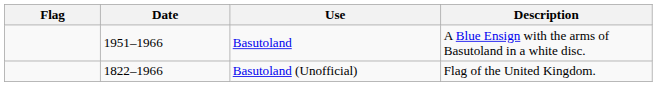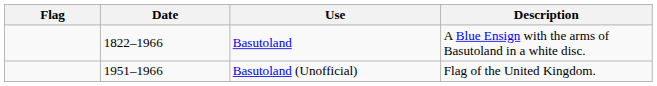(133, 43) 1951–1966 -> (133, 43) 1822–1966
(133, 71) 1822–1966 -> (133, 71) 1951–1966
